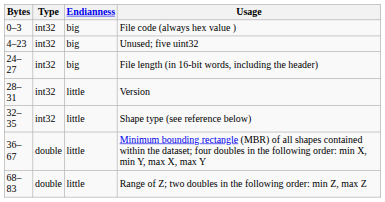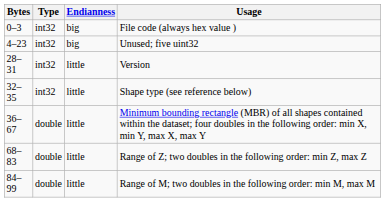- row: (219, 65)
+ row: (247, 183)
